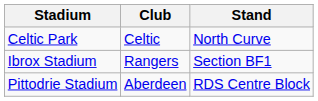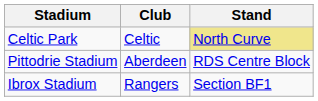(232, 38) no background -> (232, 38) khaki background
rows swapped: (52, 61) <-> (63, 84)
